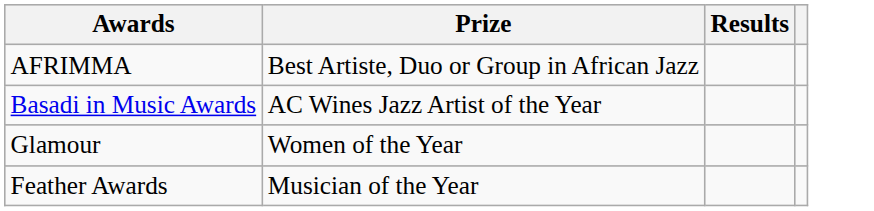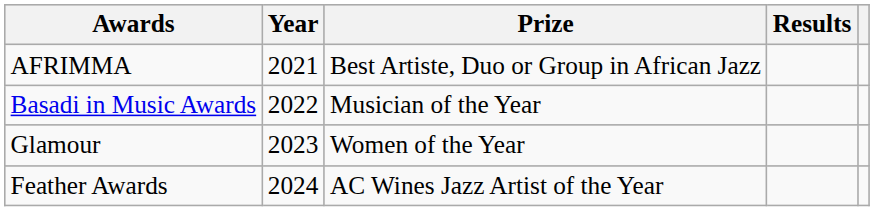+ column: (293, 24)
(435, 104) AC Wines Jazz Artist of the Year -> (435, 104) Musician of the Year
(373, 184) Musician of the Year -> (497, 184) AC Wines Jazz Artist of the Year
